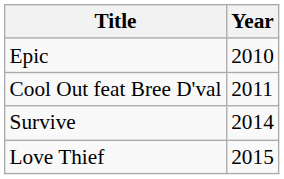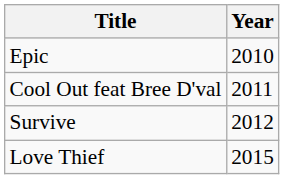(253, 122) 2014 -> (253, 122) 2012
